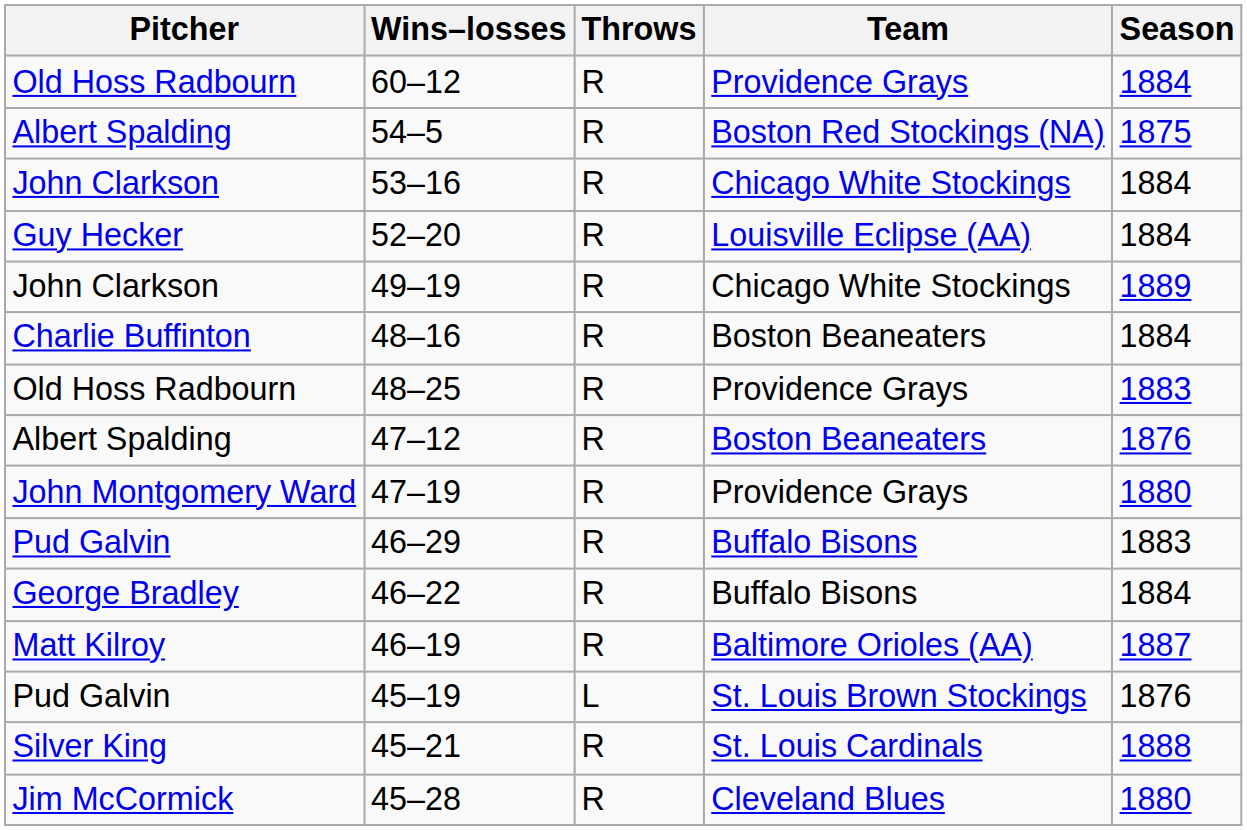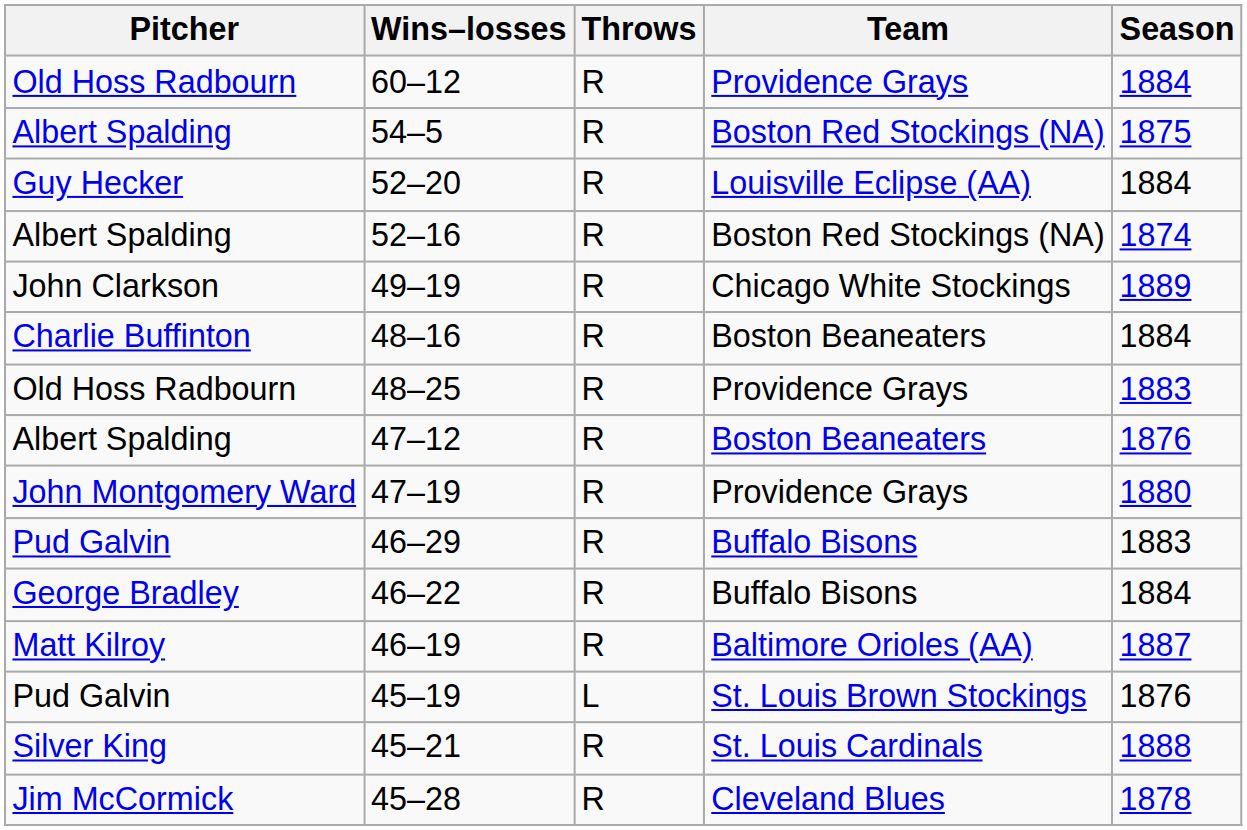- row: (416, 183)
+ row: (416, 235)
(1156, 798) 1880 -> (1156, 798) 1878
